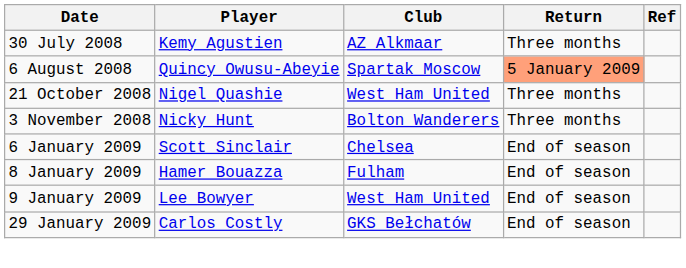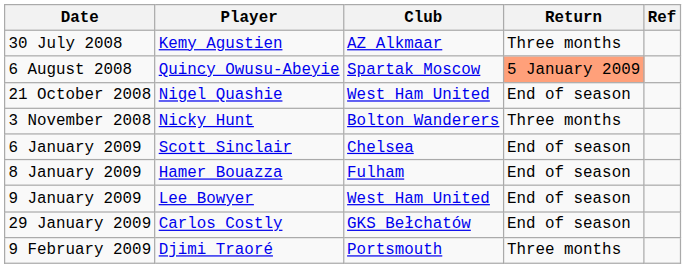(564, 95) Three months -> (569, 95) End of season
+ row: (80, 250)
